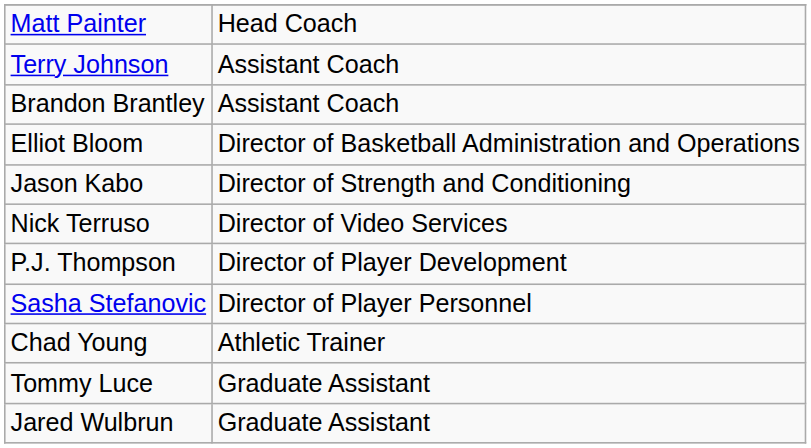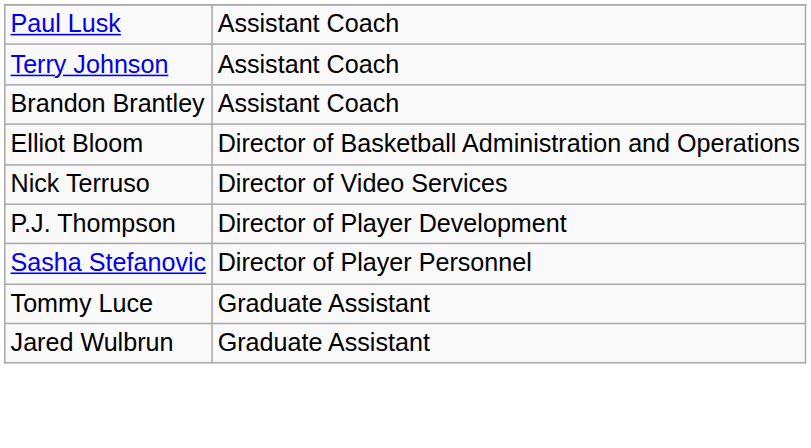- row: (78, 24)
+ row: (66, 24)
- row: (77, 183)
- row: (79, 343)
